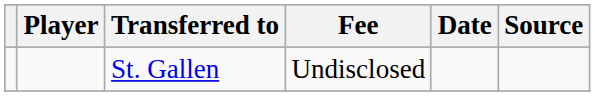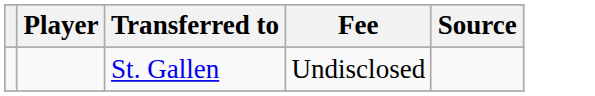- column: (465, 25)
